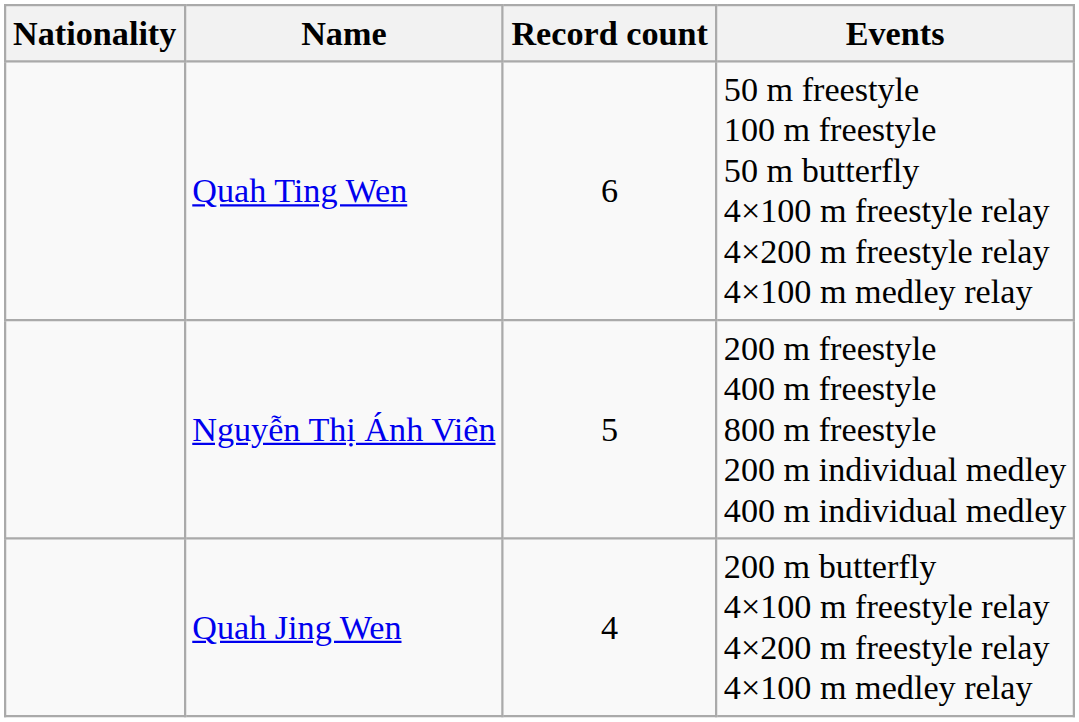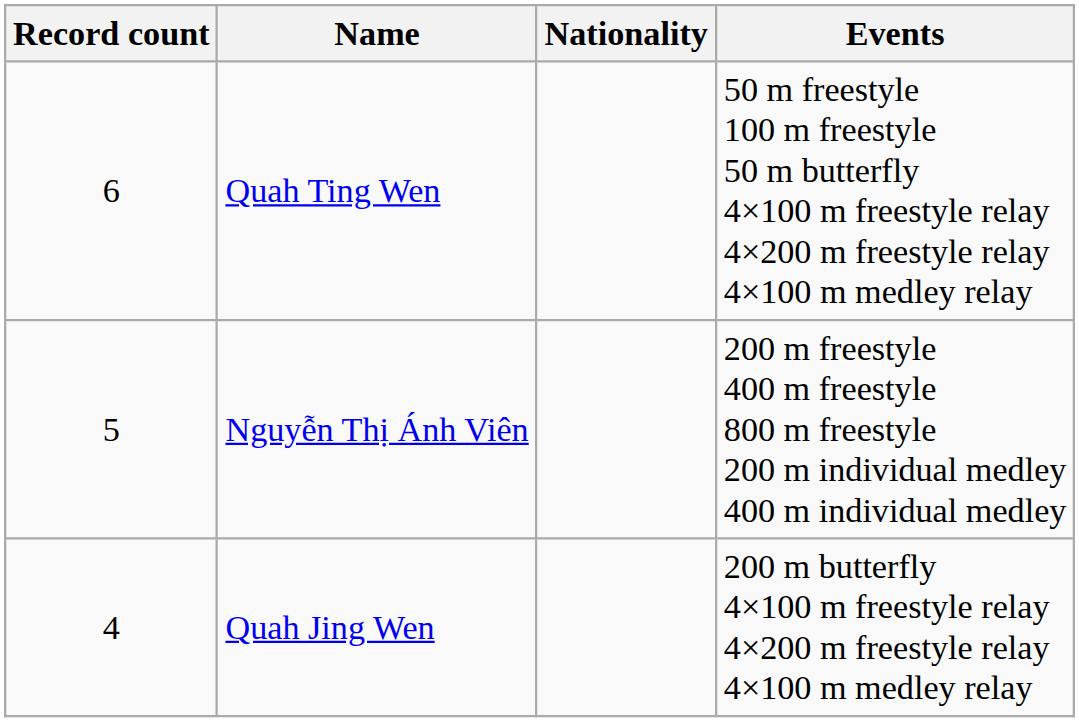columns swapped: (610, 32) <-> (95, 32)
